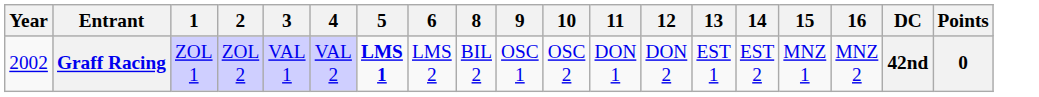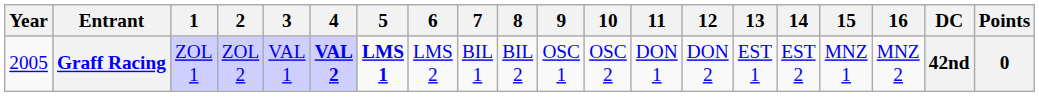+ column: (477, 20)
(29, 63) 2002 -> (29, 63) 2005
(333, 63) normal -> (334, 63) bold
